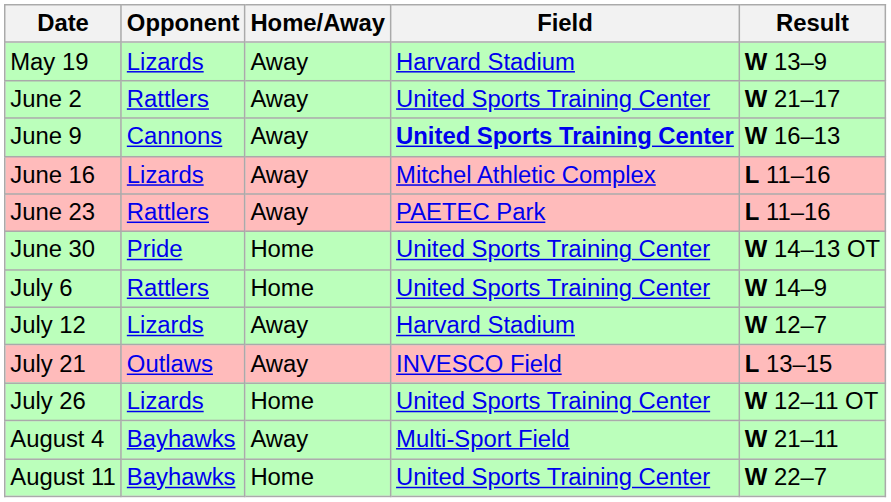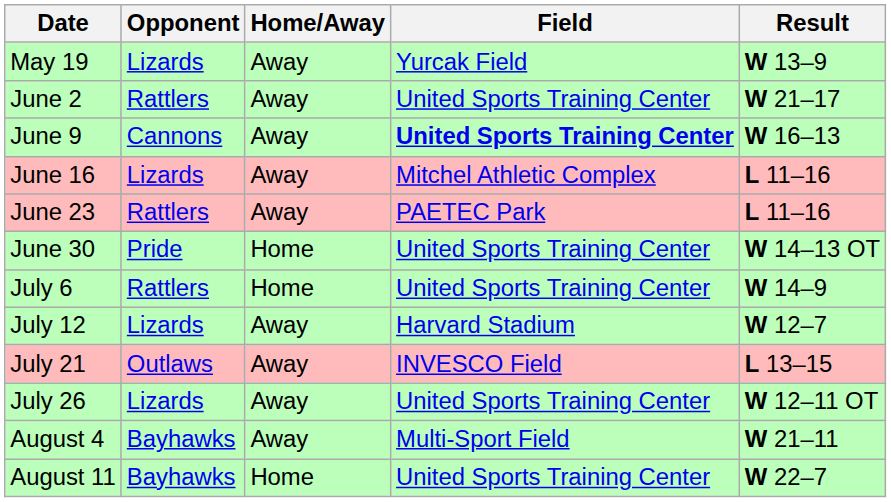(486, 61) Harvard Stadium -> (462, 61) Yurcak Field
(282, 401) Home -> (279, 401) Away
